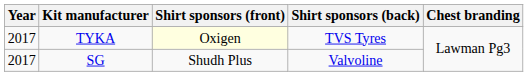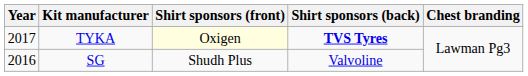(356, 37) normal -> (356, 37) bold
(22, 60) 2017 -> (22, 60) 2016
